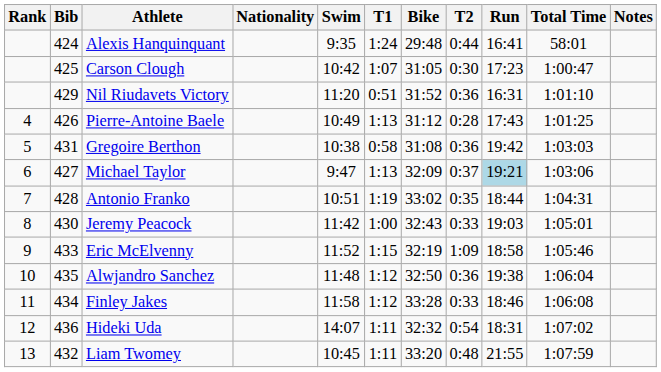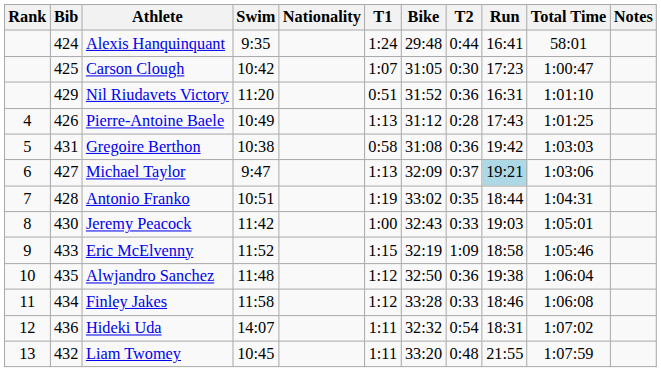columns swapped: (275, 17) <-> (341, 17)
